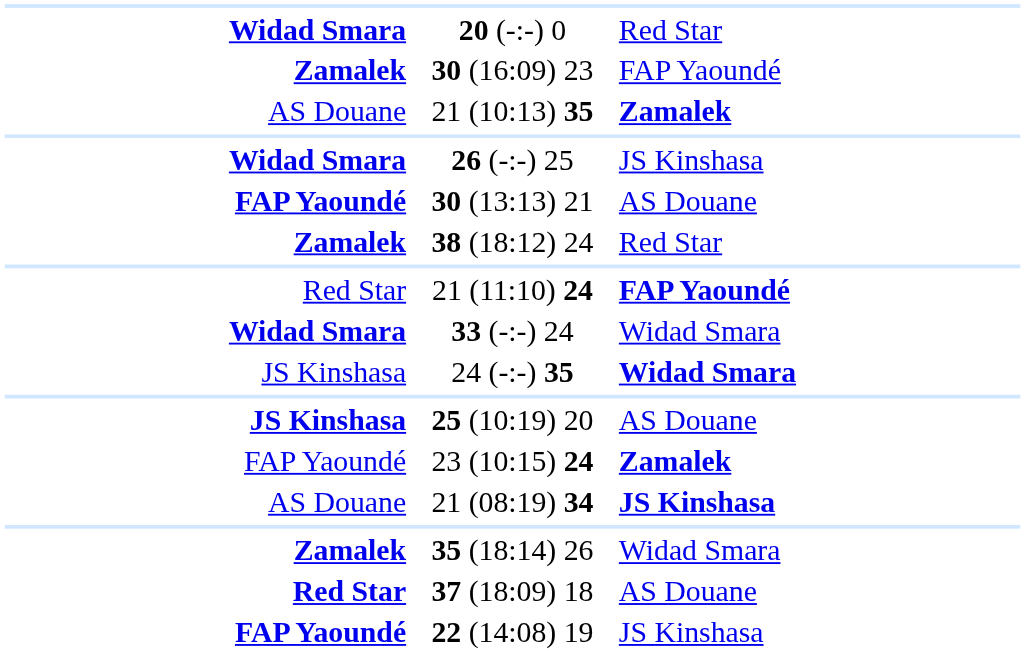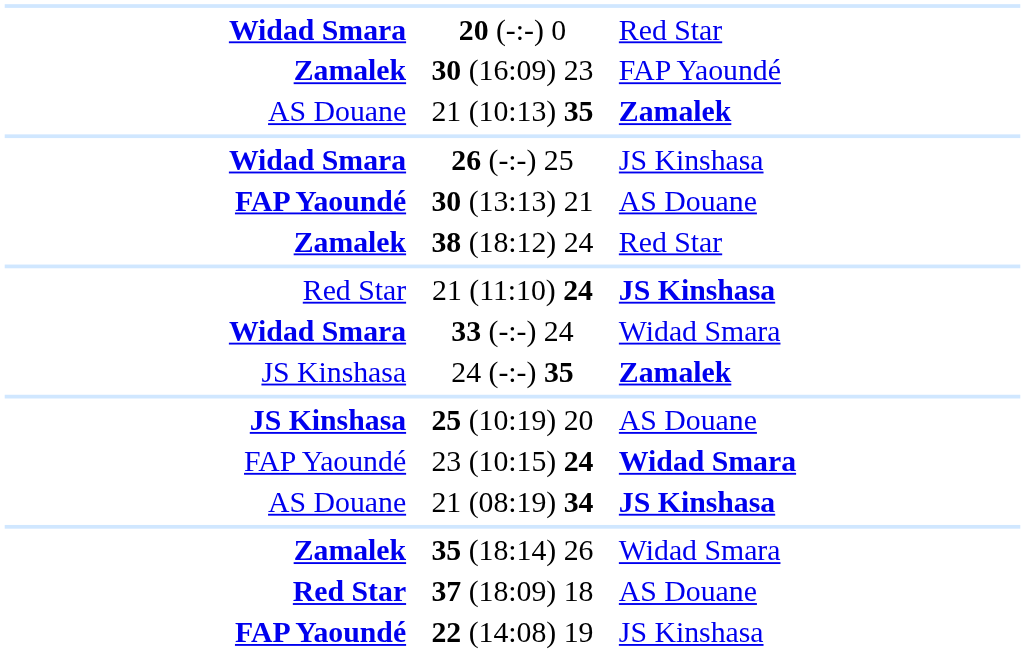(704, 290) FAP Yaoundé -> (697, 290) JS Kinshasa
(707, 372) Widad Smara -> (675, 372) Zamalek
(675, 461) Zamalek -> (707, 461) Widad Smara
